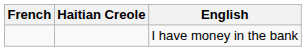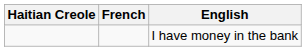columns swapped: (101, 14) <-> (29, 14)
